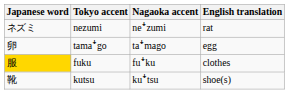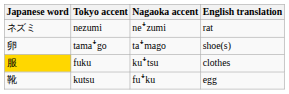(210, 45) egg -> (217, 45) shoe(s)
(144, 63) fuꜜku -> (145, 63) kuꜜtsu
(145, 80) kuꜜtsu -> (144, 80) fuꜜku
(217, 80) shoe(s) -> (210, 80) egg
